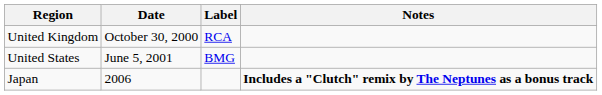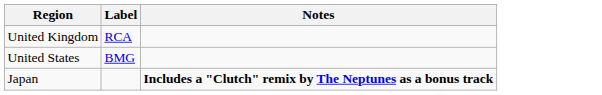- column: (151, 15)
